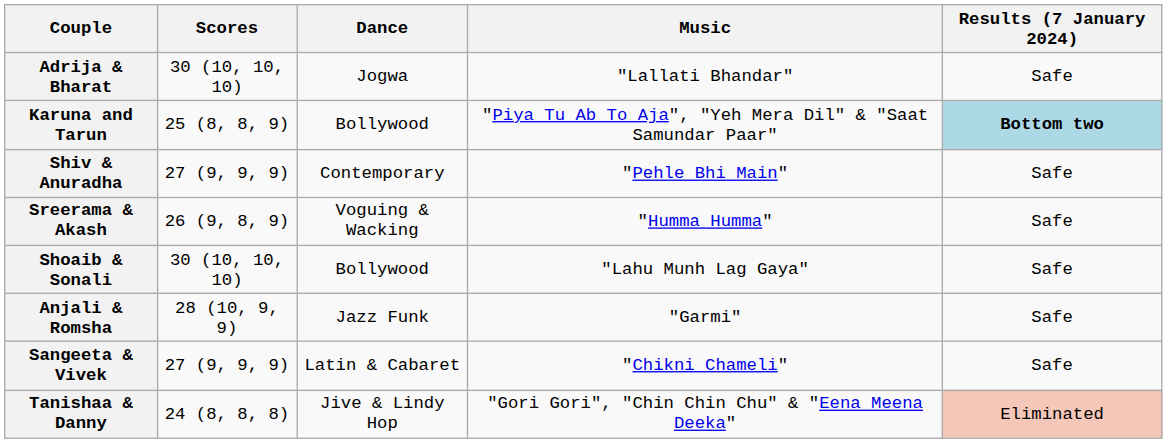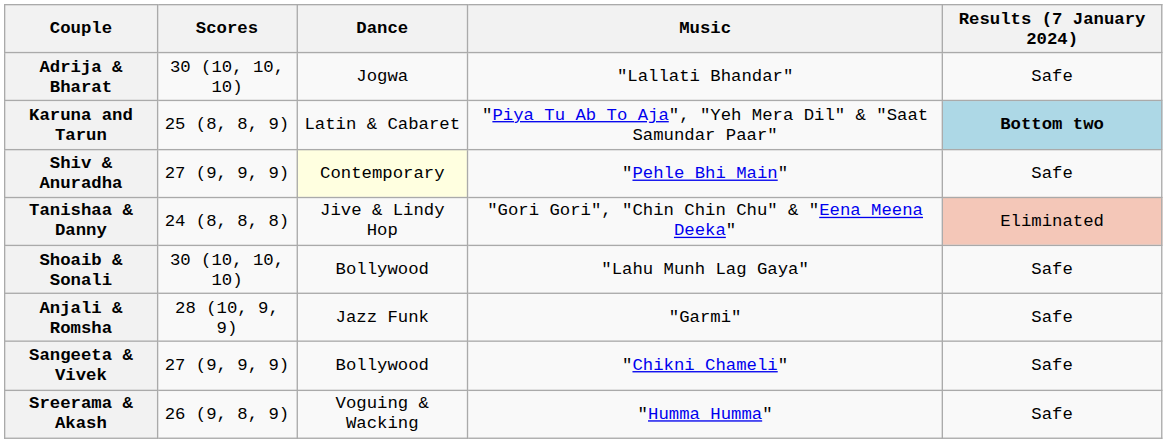(382, 125) Bollywood -> (382, 125) Latin & Cabaret
(382, 173) no background -> (382, 173) lightyellow background
rows swapped: (81, 221) <-> (81, 414)
(382, 366) Latin & Cabaret -> (382, 366) Bollywood
